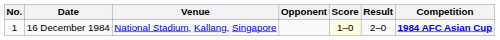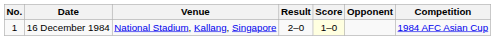columns swapped: (304, 12) <-> (378, 12)
(445, 27) bold -> (443, 27) normal
